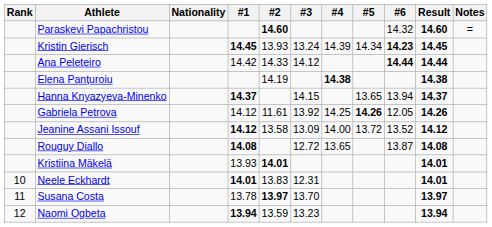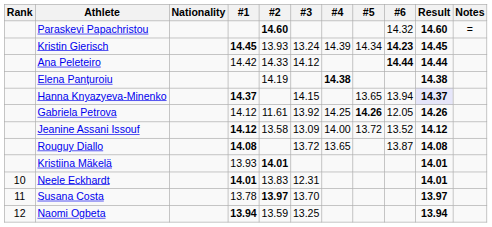(434, 96) no background -> (434, 96) lavender background
(306, 146) 12.72 -> (306, 146) 13.72
(306, 213) 13.23 -> (306, 213) 13.25
